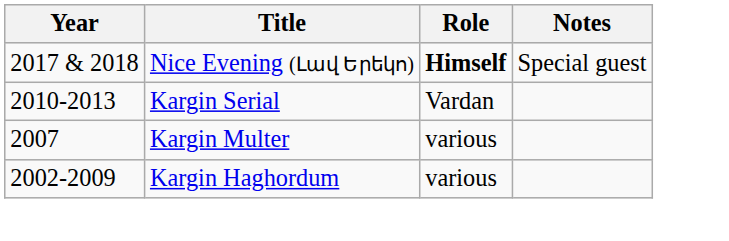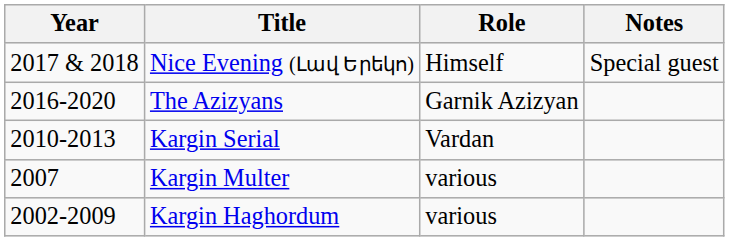(466, 62) bold -> (464, 62) normal
+ row: (216, 100)
